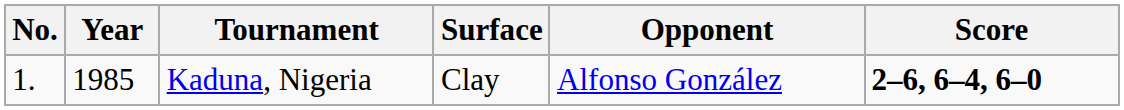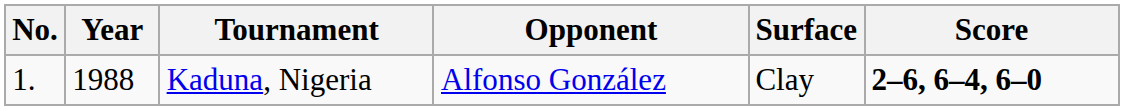columns swapped: (492, 29) <-> (707, 29)
(103, 79) 1985 -> (103, 79) 1988
